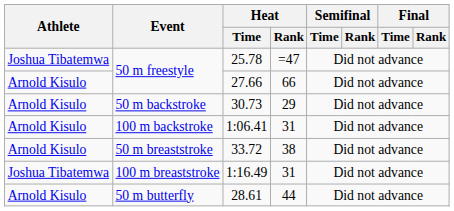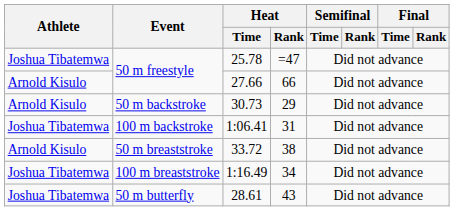(47, 127) Arnold Kisulo -> (58, 127) Joshua Tibatemwa
(289, 172) 31 -> (289, 172) 34
(47, 195) Arnold Kisulo -> (58, 195) Joshua Tibatemwa
(289, 195) 44 -> (289, 195) 43
